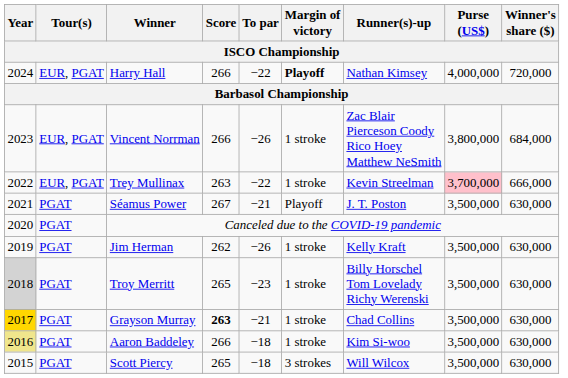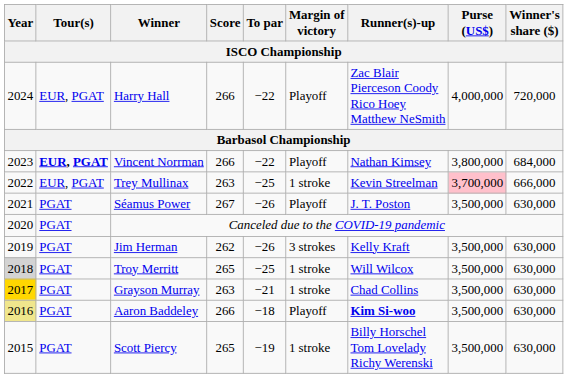(305, 73) bold -> (308, 96) normal
(387, 73) Nathan Kimsey -> (398, 96) Zac Blair Pierceson Coody Rico Hoey Matthew NeSmith
(72, 138) normal -> (74, 161) bold
(261, 138) −26 -> (265, 161) −22
(305, 138) 1 stroke -> (308, 161) Playoff
(394, 138) Zac Blair Pierceson Coody Rico Hoey Matthew NeSmith -> (391, 161) Nathan Kimsey
(261, 183) −22 -> (265, 183) −25
(261, 204) −21 -> (265, 204) −26
(305, 246) 1 stroke -> (312, 246) 3 strokes
(261, 283) −23 -> (265, 268) −25
(388, 283) Billy Horschel Tom Lovelady Richy Werenski -> (382, 268) Will Wilcox
(221, 320) bold -> (225, 289) normal
(305, 341) 1 stroke -> (308, 310) Playoff
(378, 341) normal -> (383, 310) bold
(261, 362) −18 -> (265, 347) −19
(308, 362) 3 strokes -> (310, 347) 1 stroke
(378, 362) Will Wilcox -> (392, 347) Billy Horschel Tom Lovelady Richy Werenski
